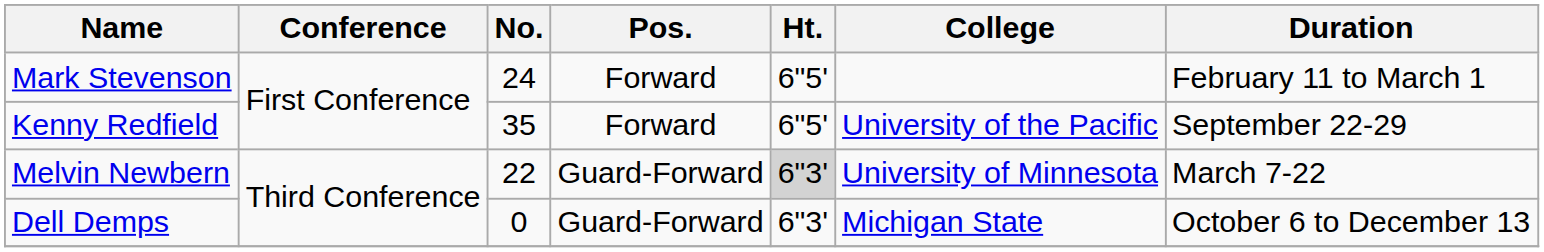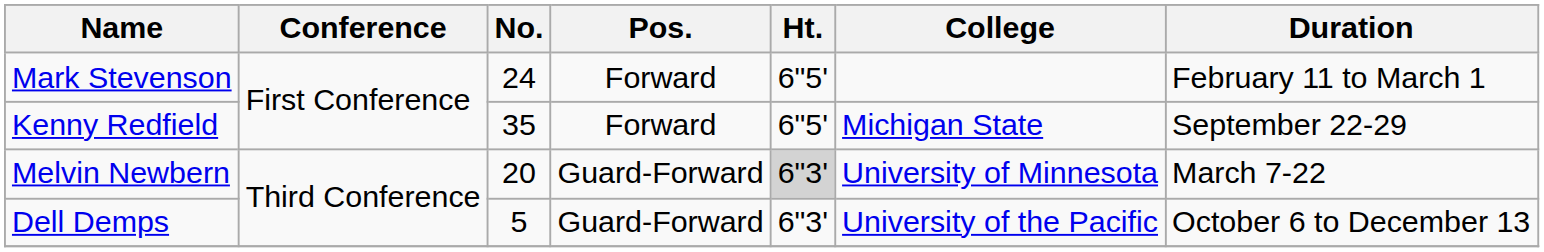(1000, 125) University of the Pacific -> (943, 125) Michigan State
(519, 173) 22 -> (519, 173) 20
(519, 221) 0 -> (519, 221) 5
(943, 221) Michigan State -> (1000, 221) University of the Pacific
